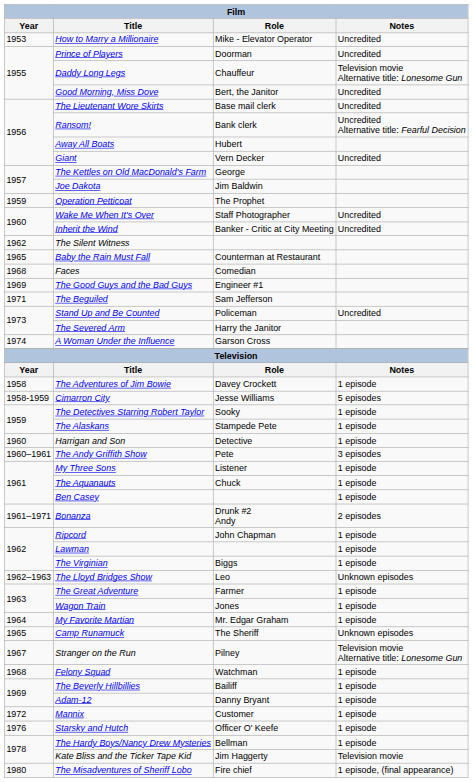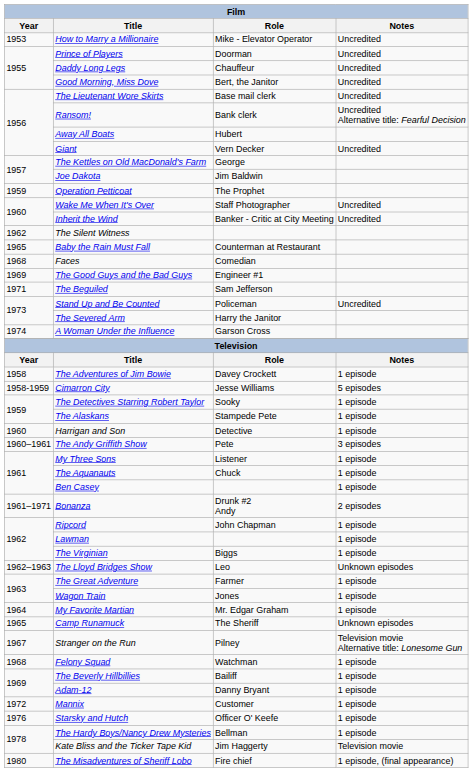(400, 73) Television movie Alternative title: Lonesome Gun -> (359, 68) Uncredited
